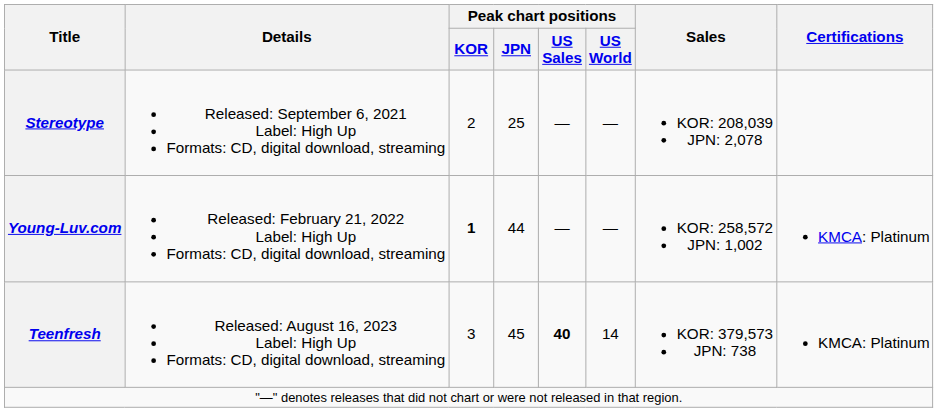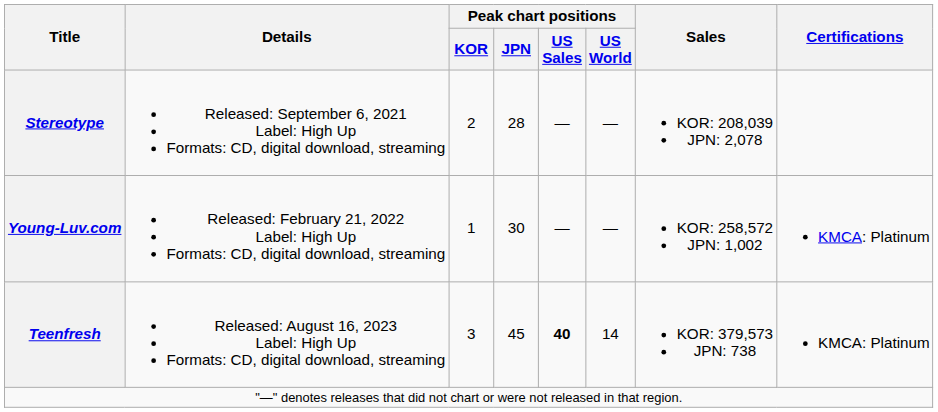(516, 122) 25 -> (516, 122) 28
(471, 228) bold -> (471, 228) normal
(516, 228) 44 -> (516, 228) 30
